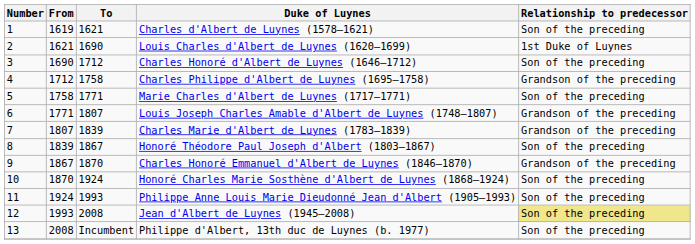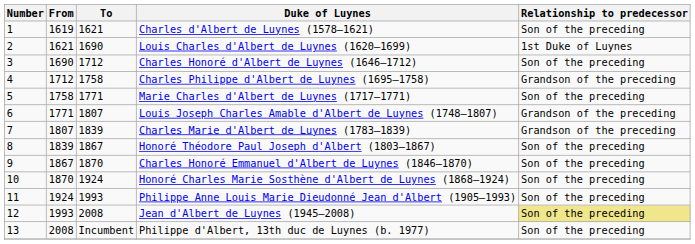(598, 163) Grandson of the preceding -> (583, 163) Son of the preceding
